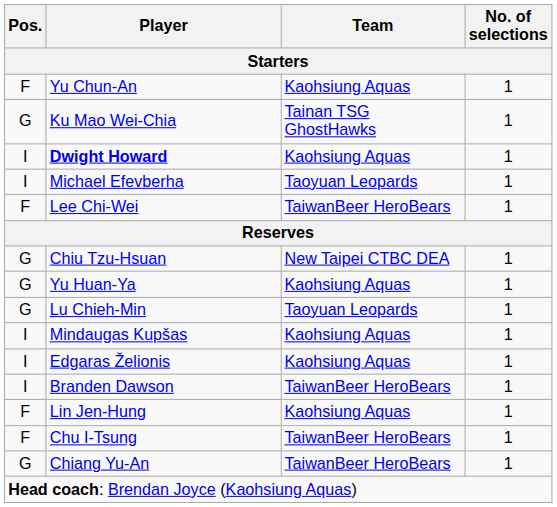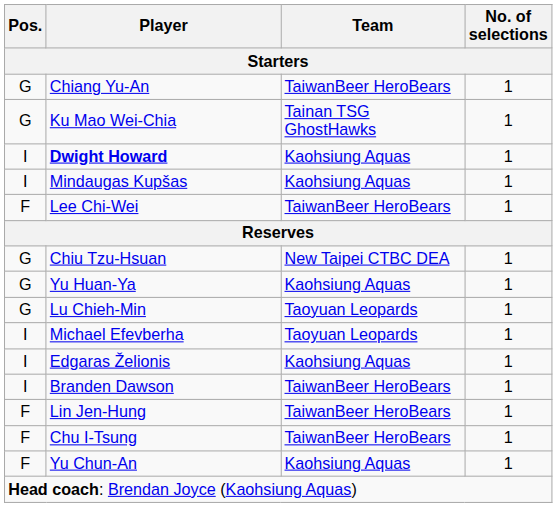rows swapped: (100, 463) <-> (93, 86)
rows swapped: (119, 335) <-> (117, 181)
(347, 412) Kaohsiung Aquas -> (368, 412) TaiwanBeer HeroBears
